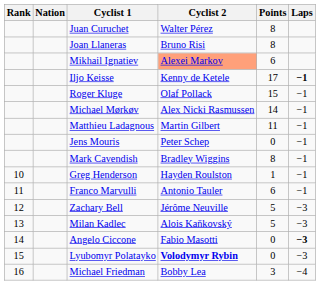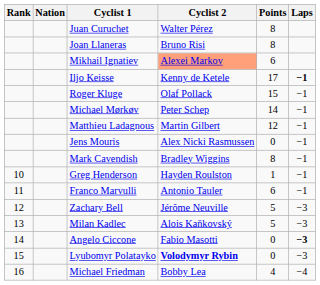(207, 110) Alex Nicki Rasmussen -> (185, 110) Peter Schep
(273, 126) 11 -> (273, 126) 12
(185, 142) Peter Schep -> (207, 142) Alex Nicki Rasmussen
(273, 272) 3 -> (273, 272) 4
